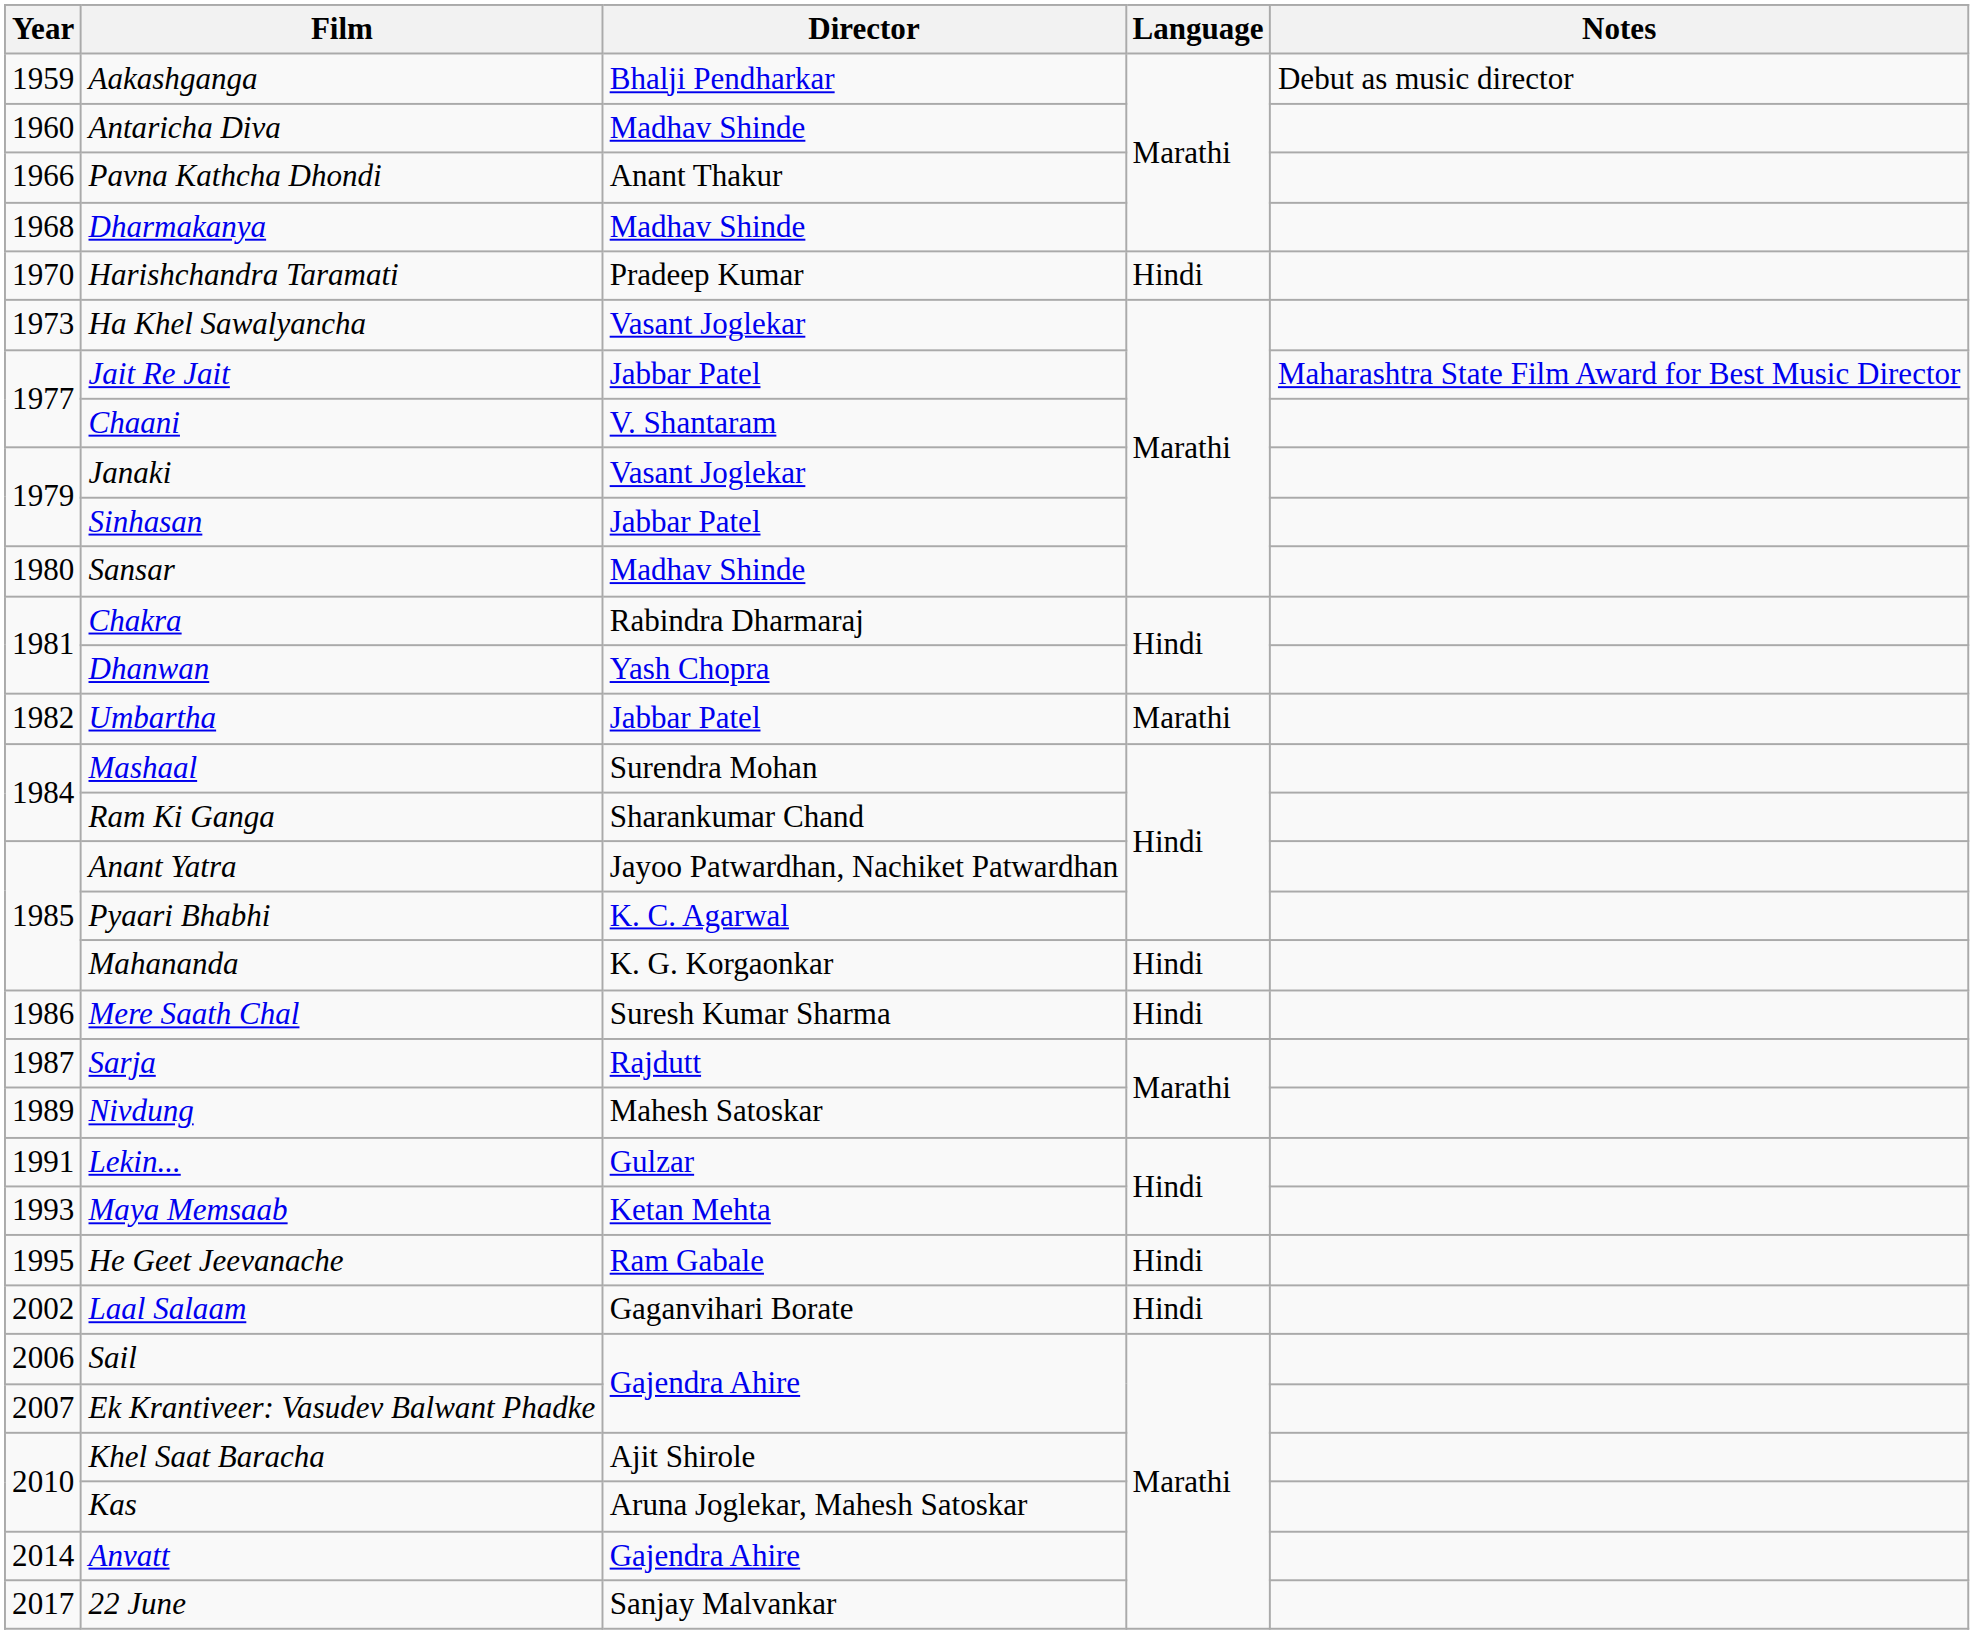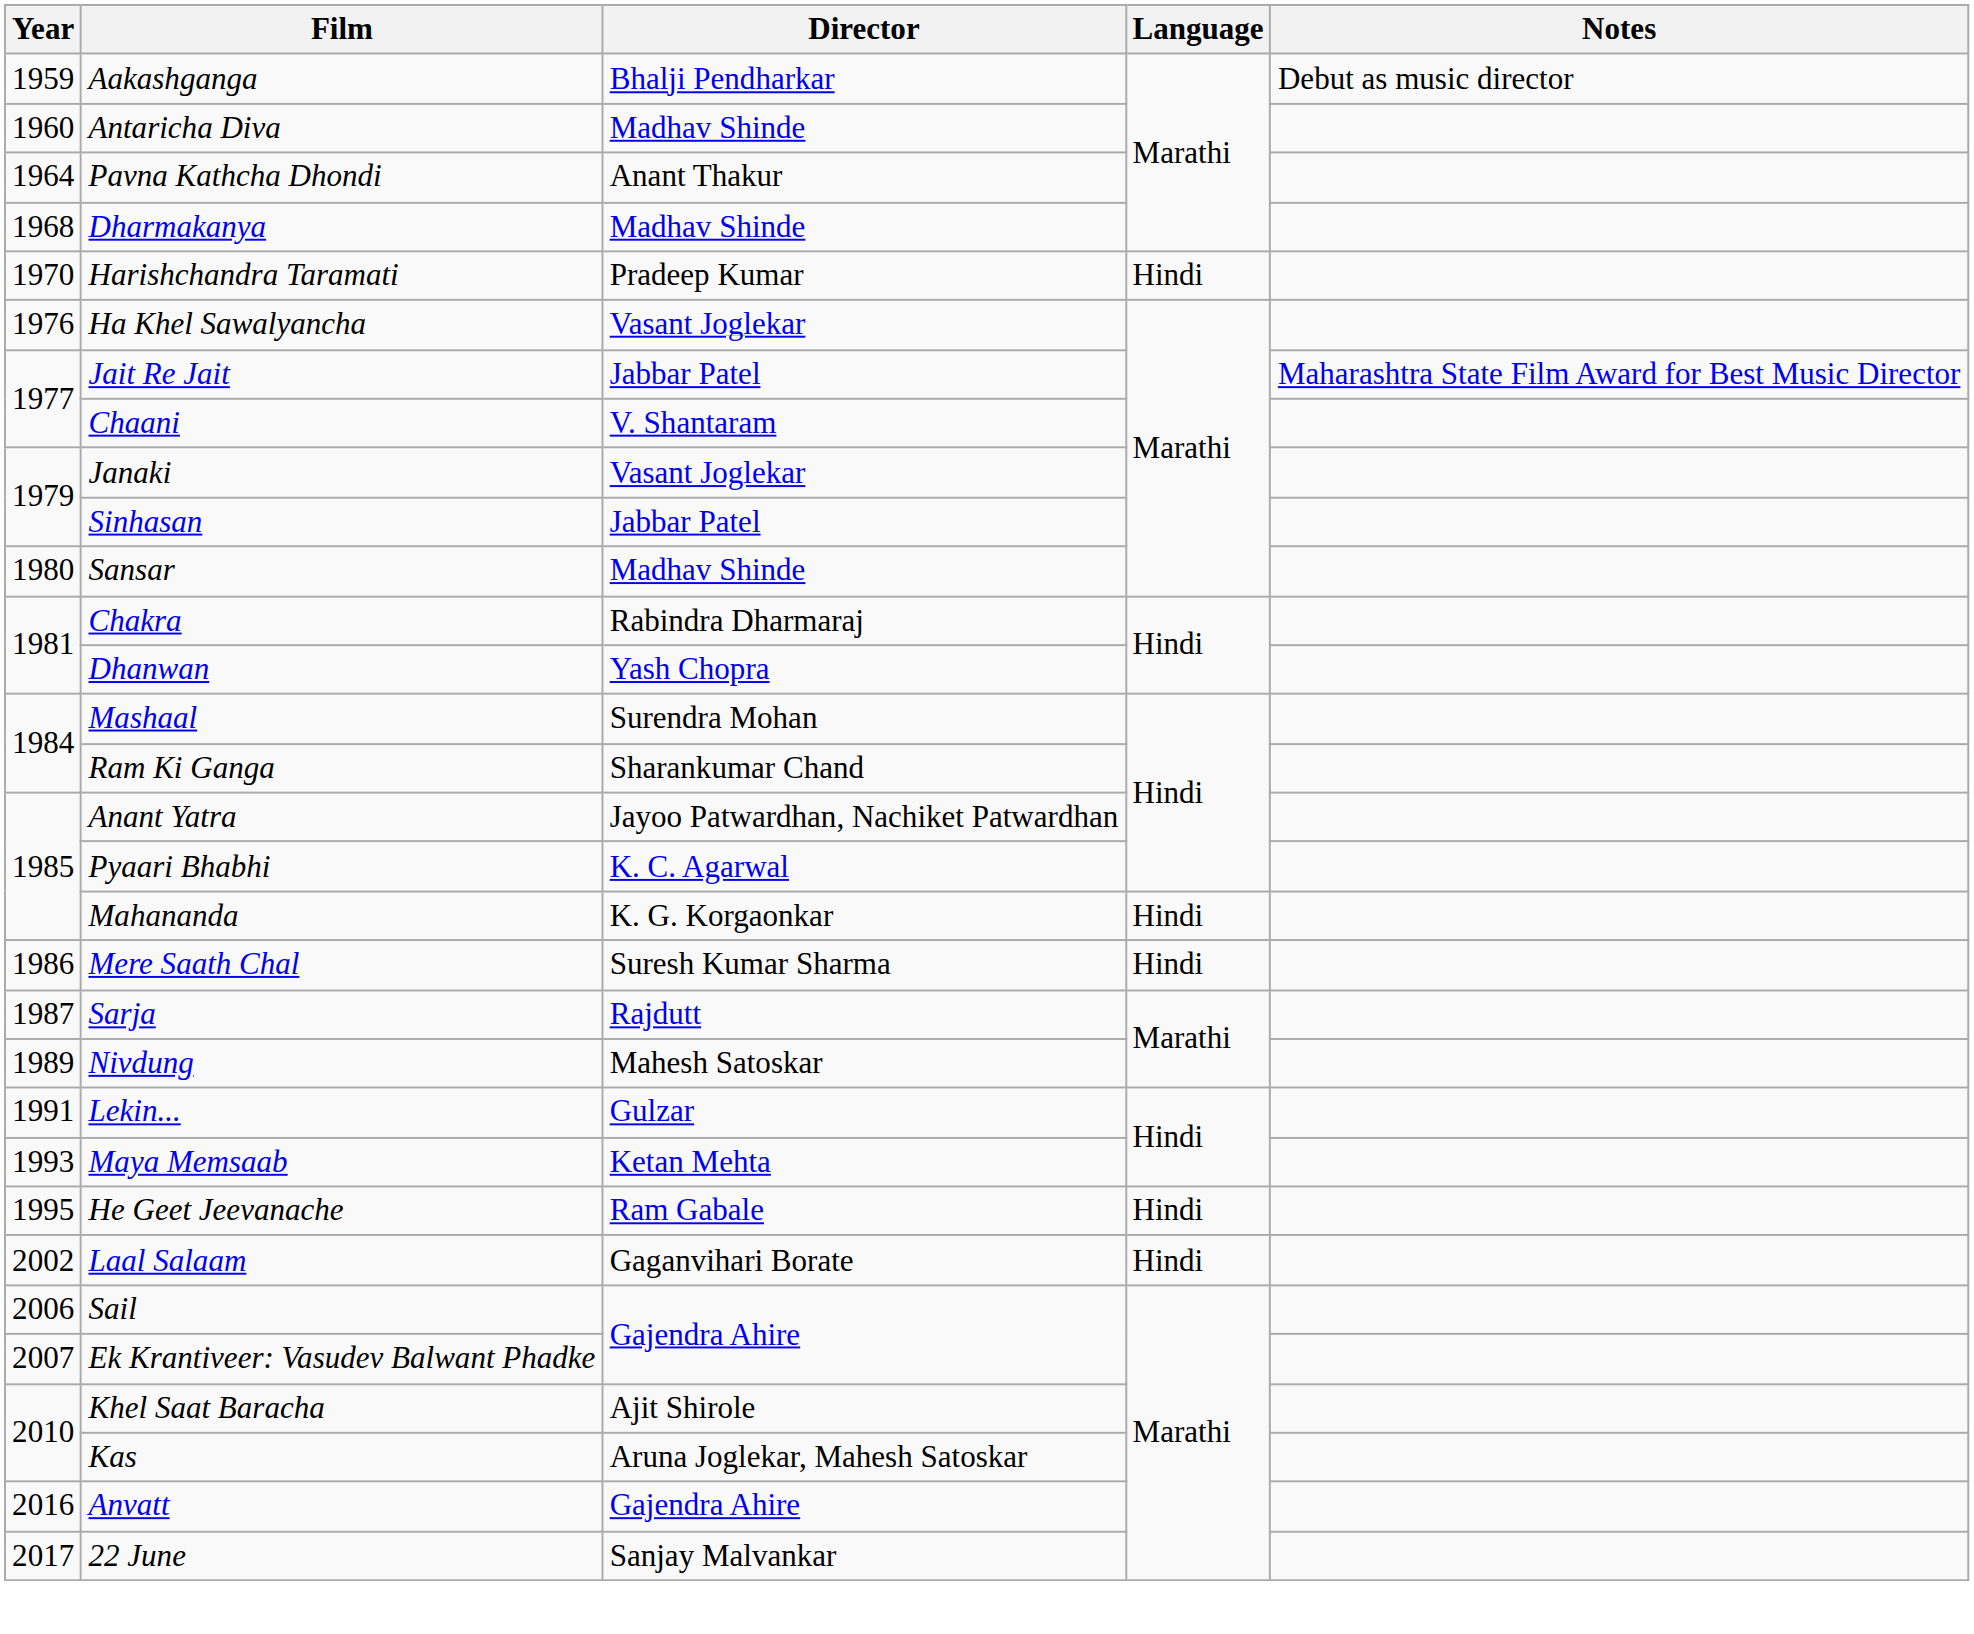(43, 176) 1966 -> (43, 176) 1964
(43, 324) 1973 -> (43, 324) 1976
- row: (152, 718)
(43, 1555) 2014 -> (43, 1505) 2016
